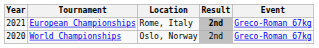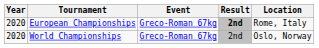columns swapped: (169, 11) <-> (273, 11)
(16, 24) 2021 -> (16, 24) 2020
